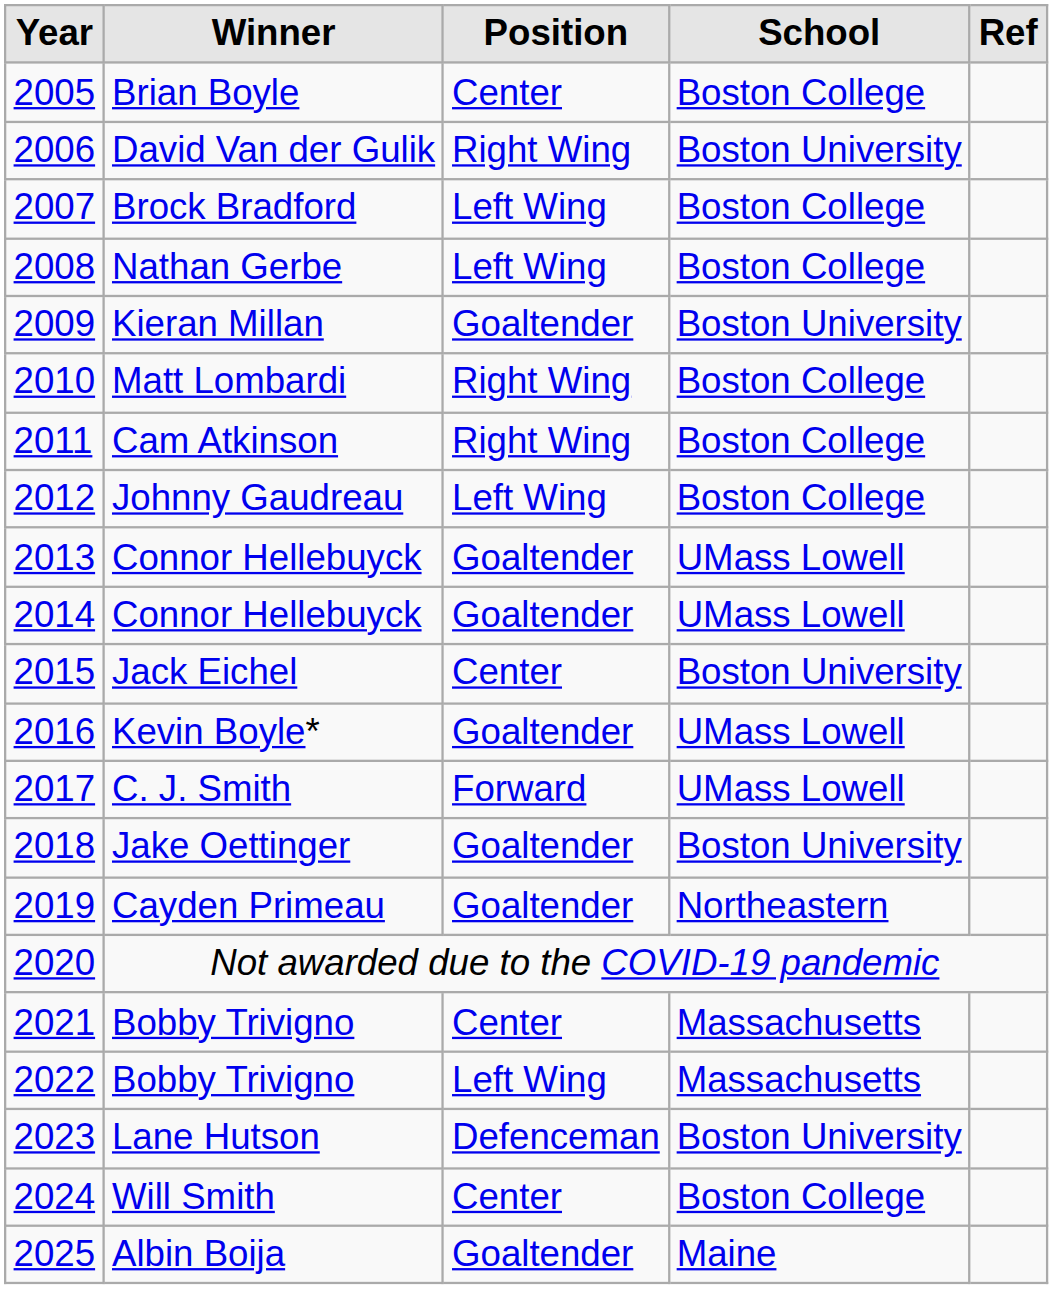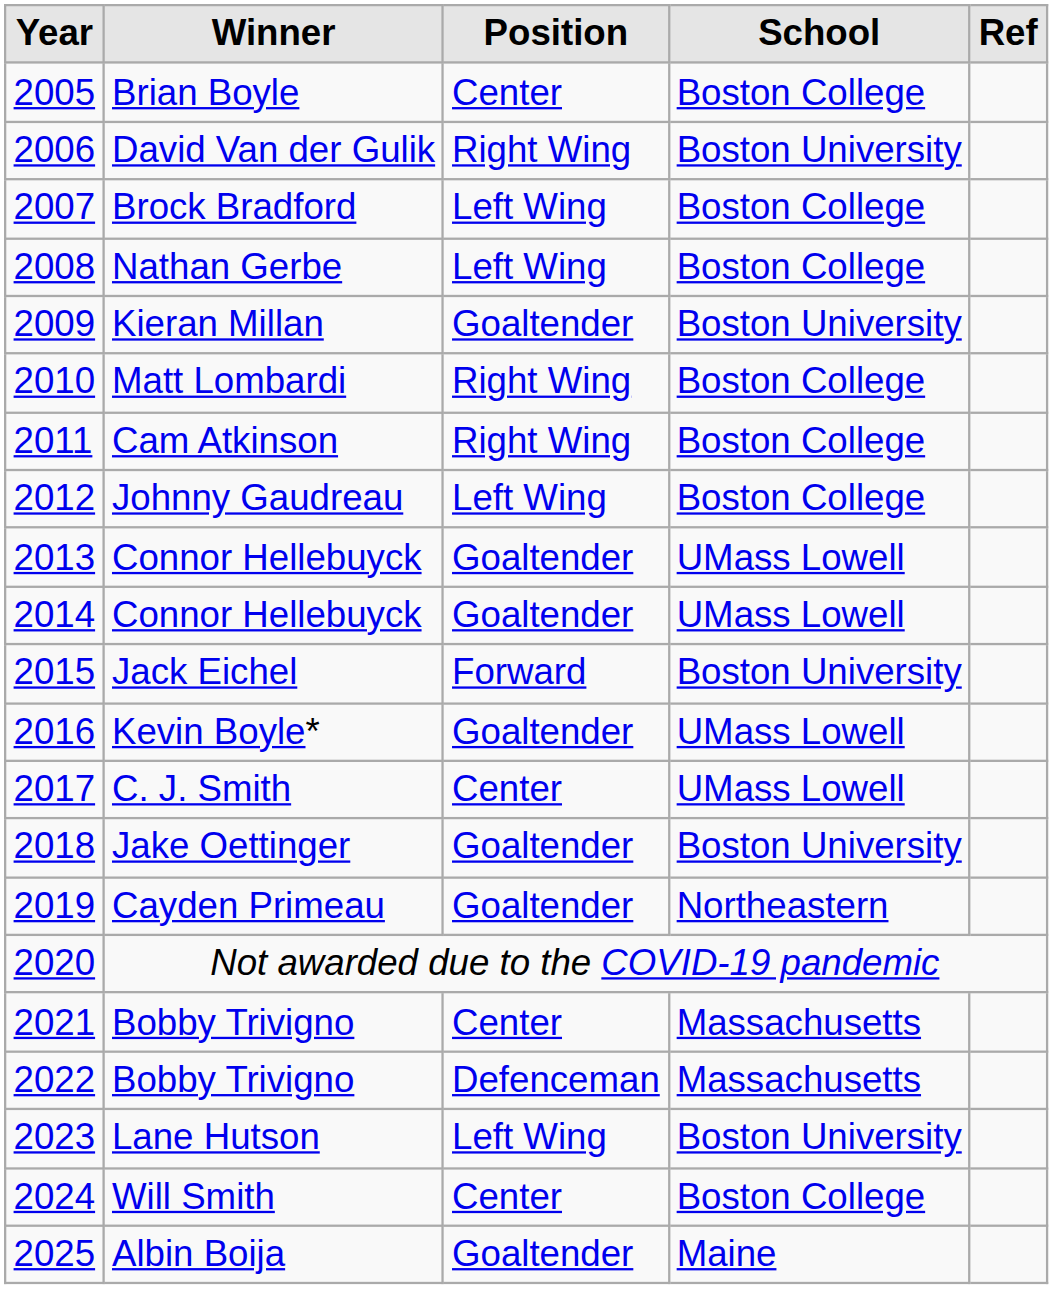(507, 672) Center -> (519, 672) Forward
(519, 788) Forward -> (507, 788) Center
(529, 1079) Left Wing -> (556, 1079) Defenceman
(556, 1137) Defenceman -> (529, 1137) Left Wing
